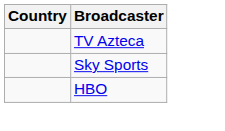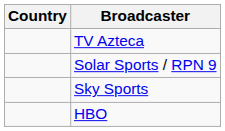+ row: (145, 65)
